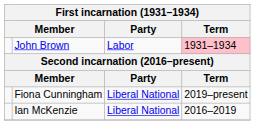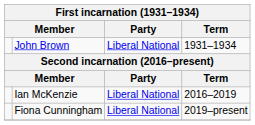(120, 45) Labor -> (143, 45) Liberal National
(210, 45) pink background -> (210, 45) no background
rows swapped: (46, 111) <-> (58, 95)
